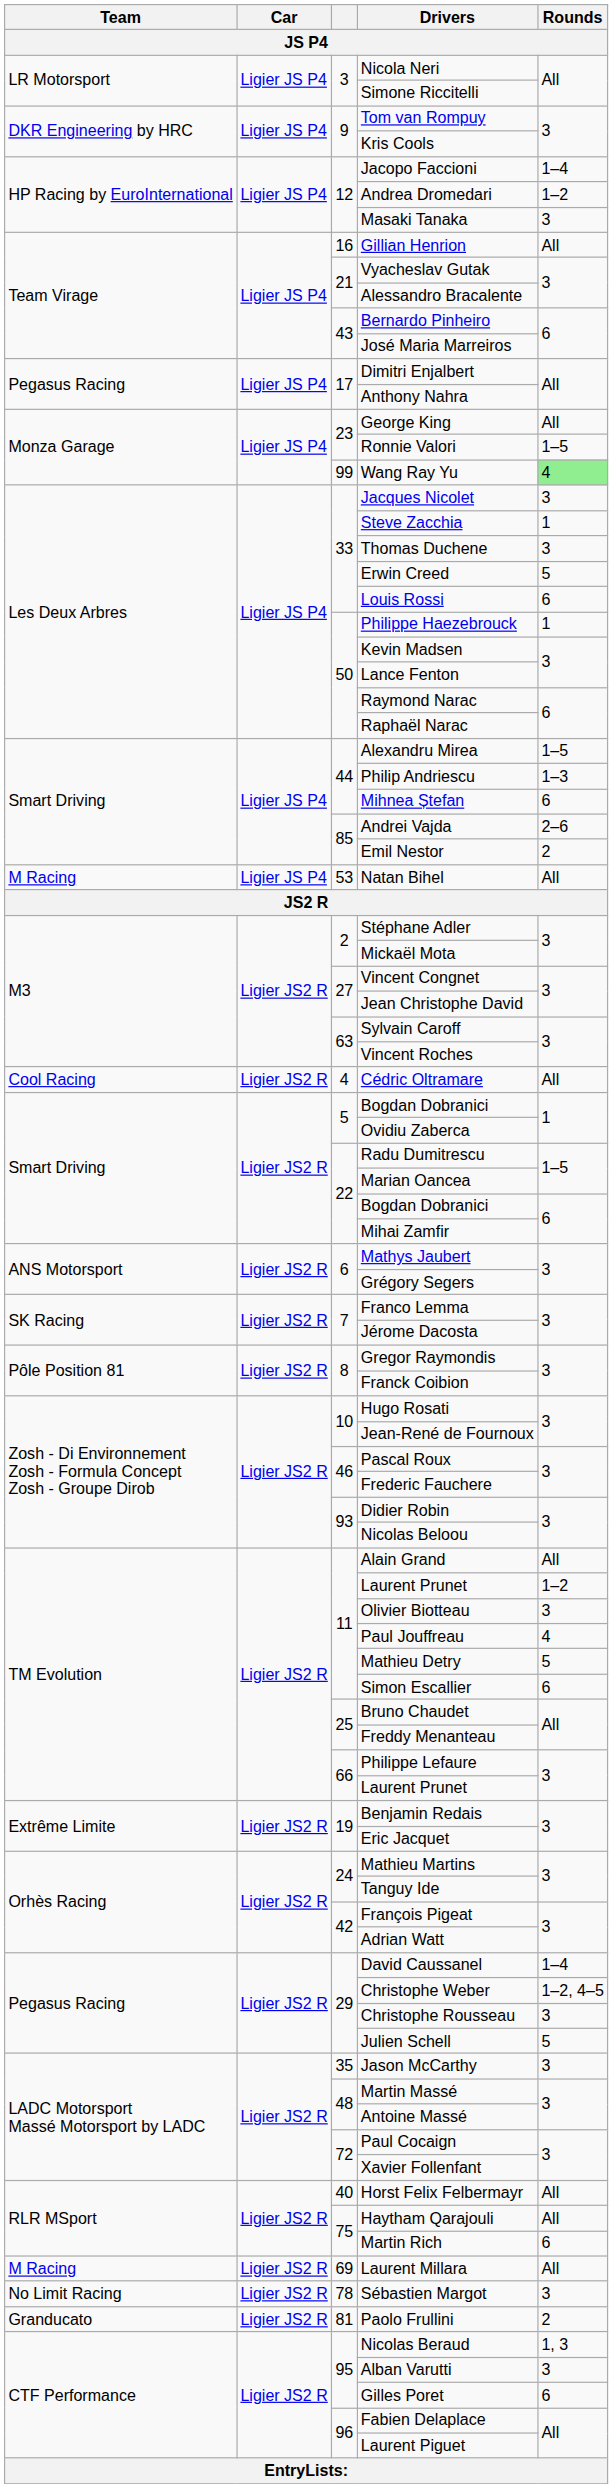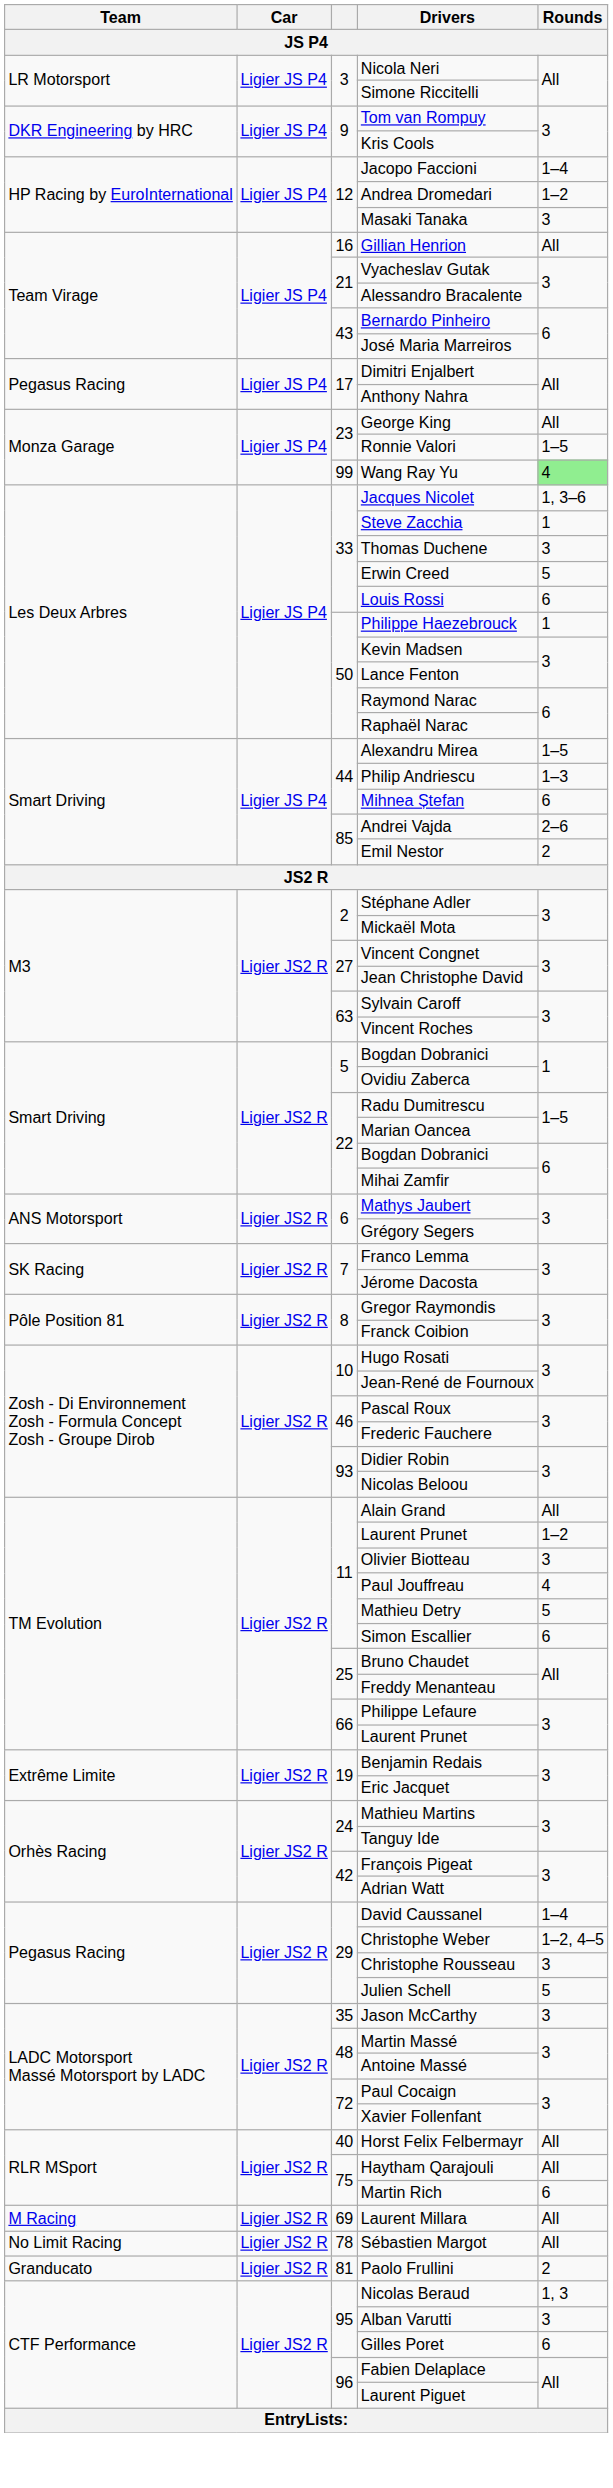(546, 497) 3 -> (564, 497) 1, 3–6
- row: (344, 877)
- row: (344, 1079)
(546, 2293) 3 -> (550, 2243) All
